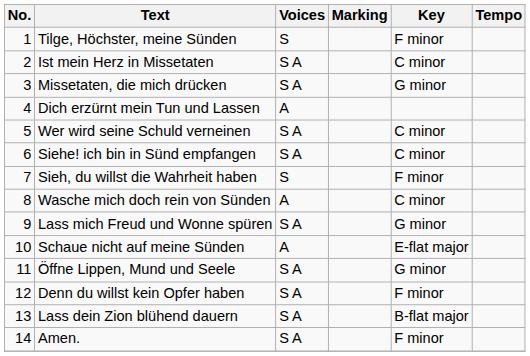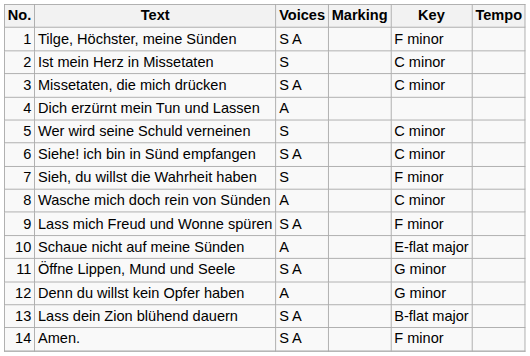(284, 39) S -> (290, 39) S A
(290, 62) S A -> (284, 62) S
(420, 85) G minor -> (420, 85) C minor
(290, 131) S A -> (284, 131) S
(420, 223) G minor -> (419, 223) F minor
(290, 293) S A -> (284, 293) A
(419, 293) F minor -> (420, 293) G minor
